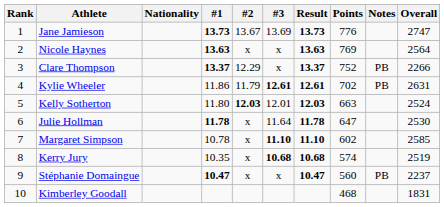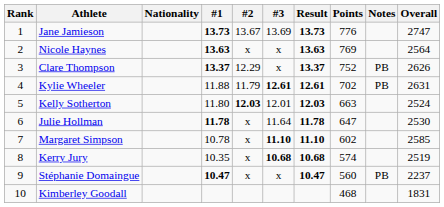(419, 67) 2266 -> (419, 67) 2626
(217, 85) 11.86 -> (217, 85) 11.88
